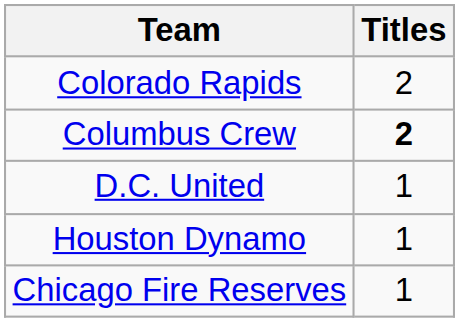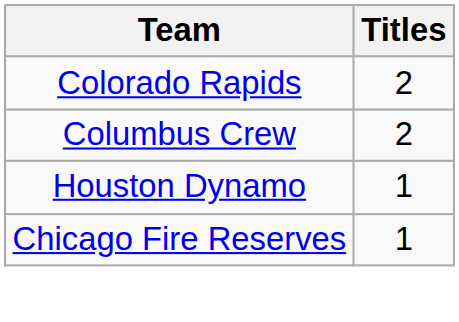(404, 134) bold -> (404, 134) normal
- row: (179, 186)
